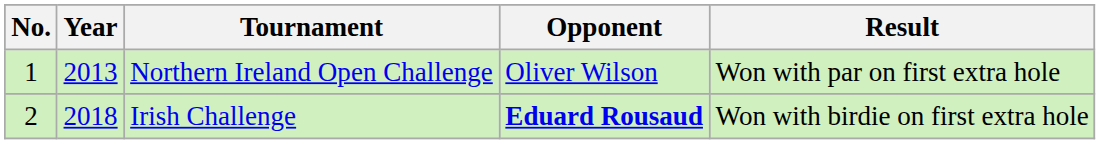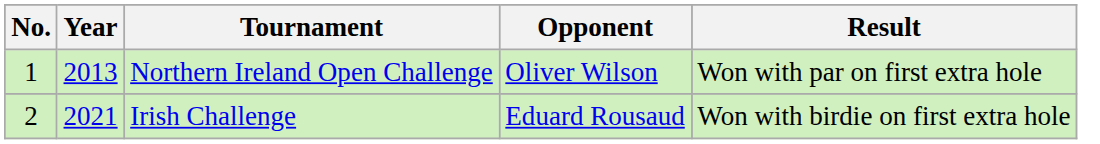(91, 116) 2018 -> (91, 116) 2021
(604, 116) bold -> (595, 116) normal
